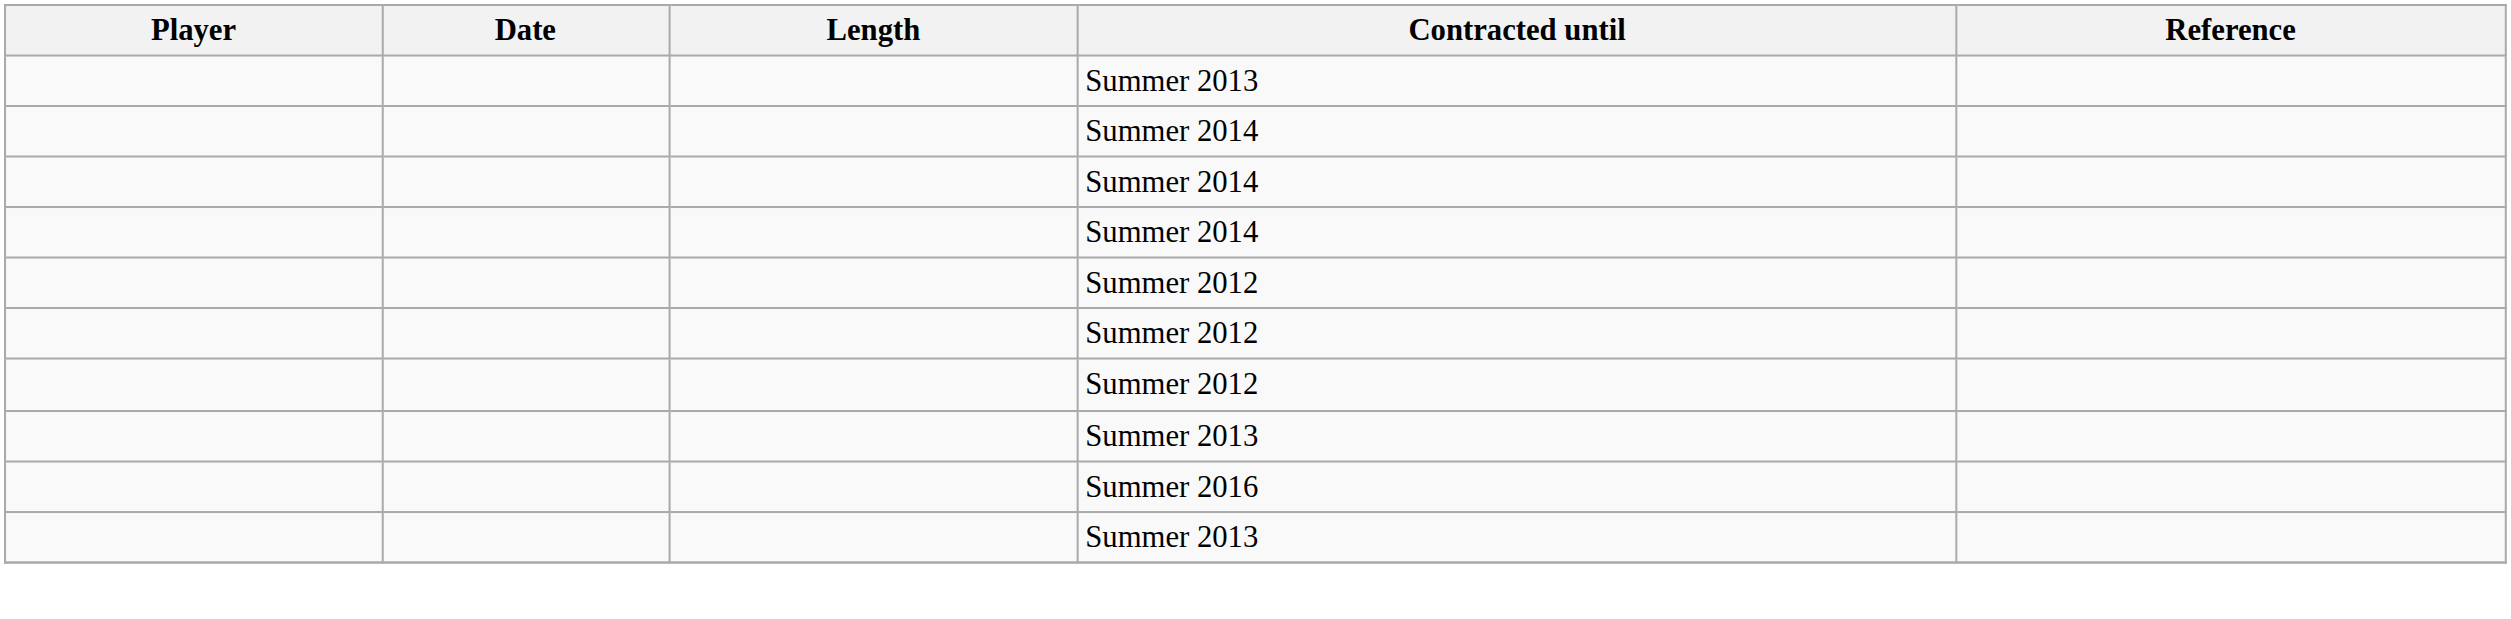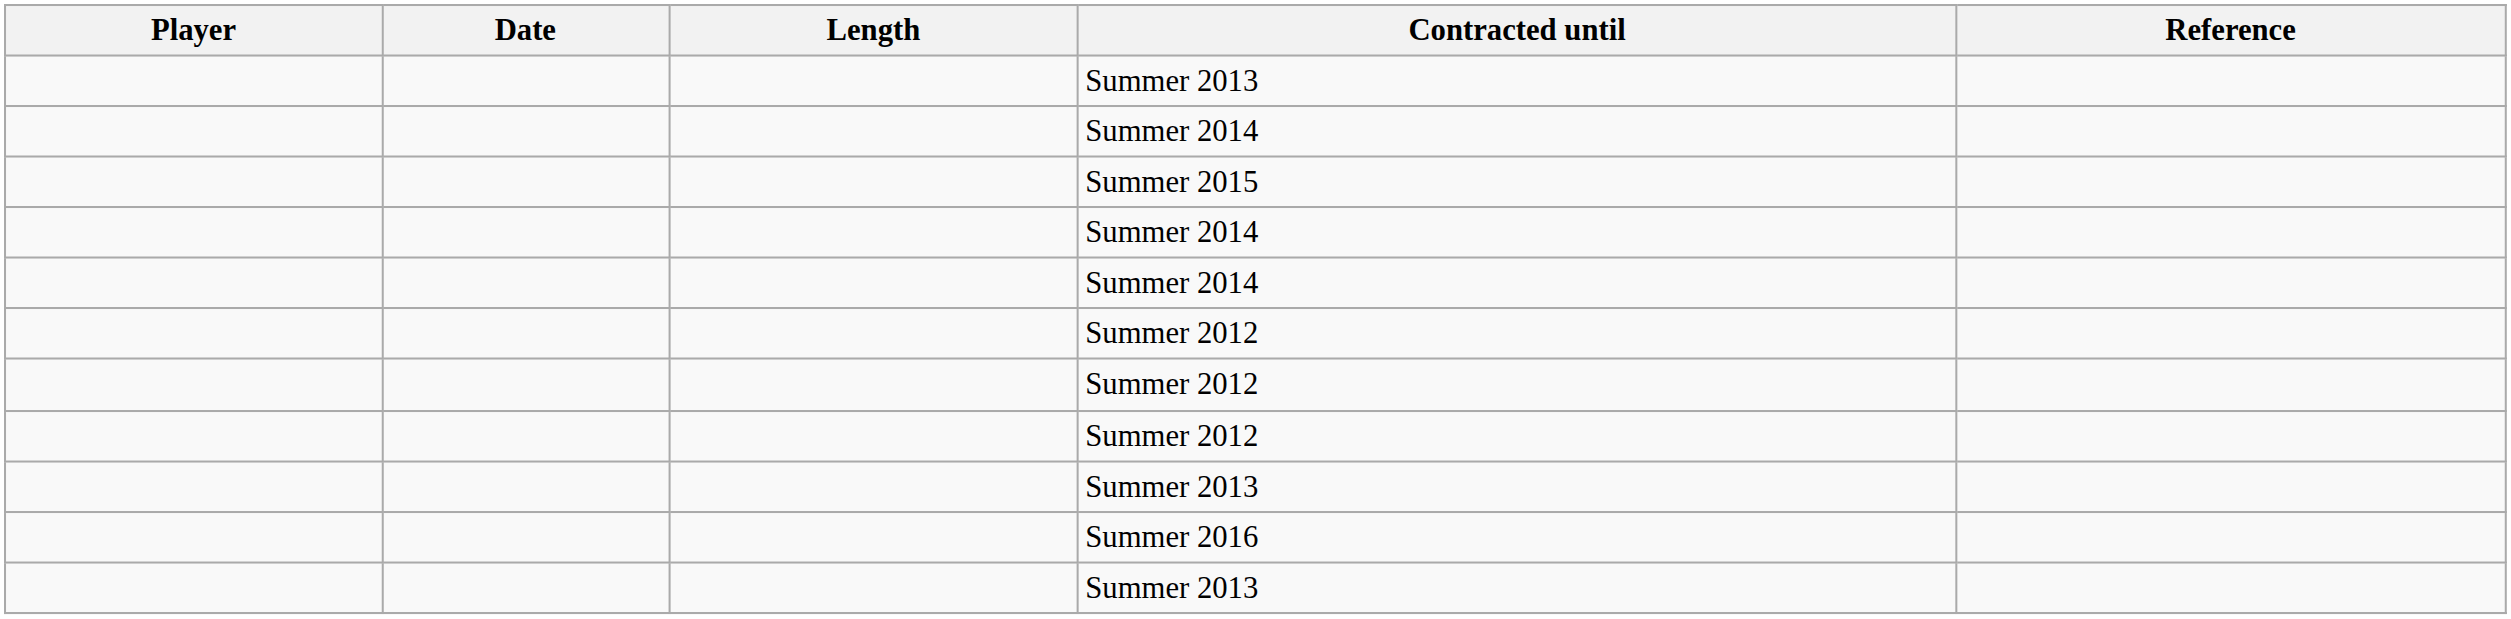+ row: (194, 182)
